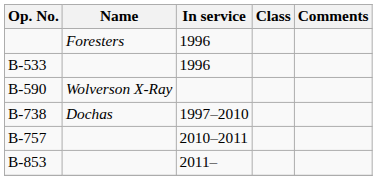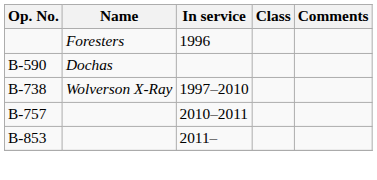- row: (27, 65)
(119, 89) Wolverson X-Ray -> (89, 65) Dochas
(89, 114) Dochas -> (119, 89) Wolverson X-Ray
